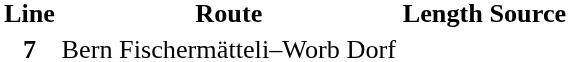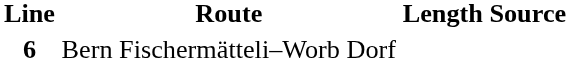(29, 49) 7 -> (29, 49) 6
